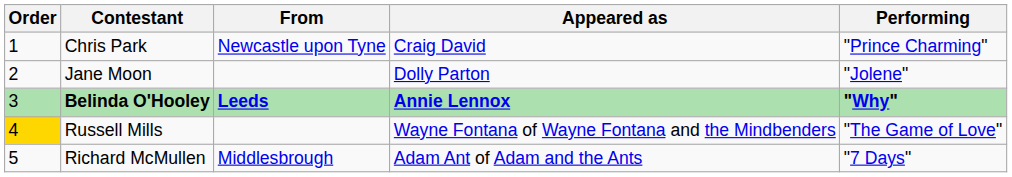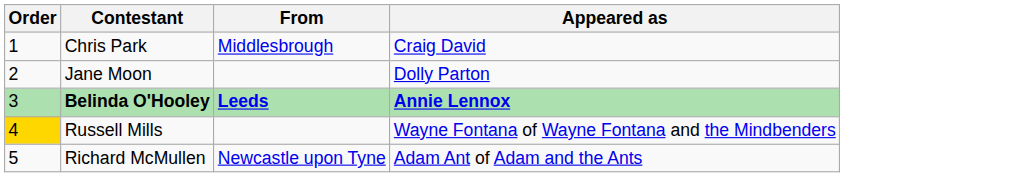- column: (923, 18)
(302, 46) Newcastle upon Tyne -> (276, 46) Middlesbrough
(276, 158) Middlesbrough -> (302, 158) Newcastle upon Tyne
